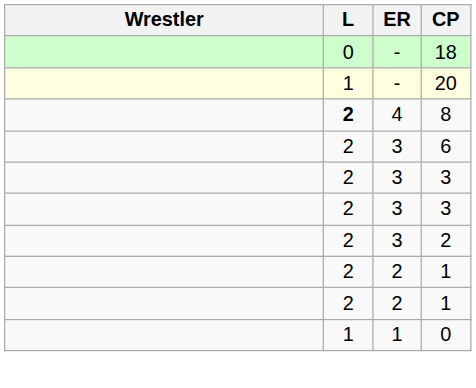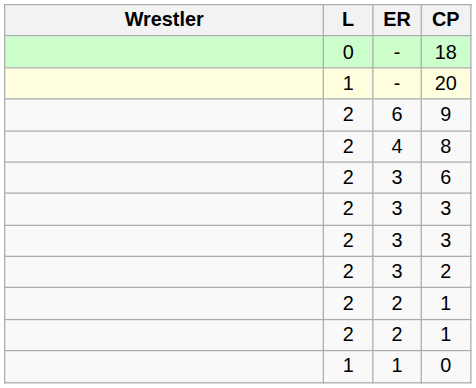+ row: (397, 114)
(348, 114) bold -> (348, 146) normal
